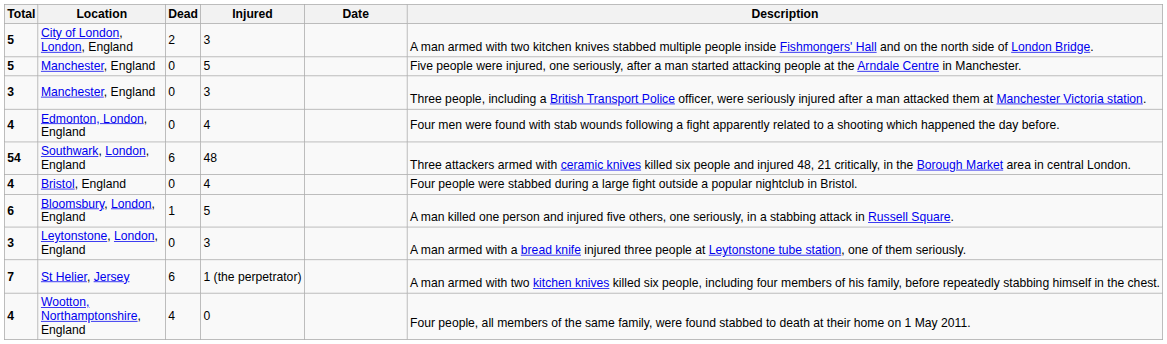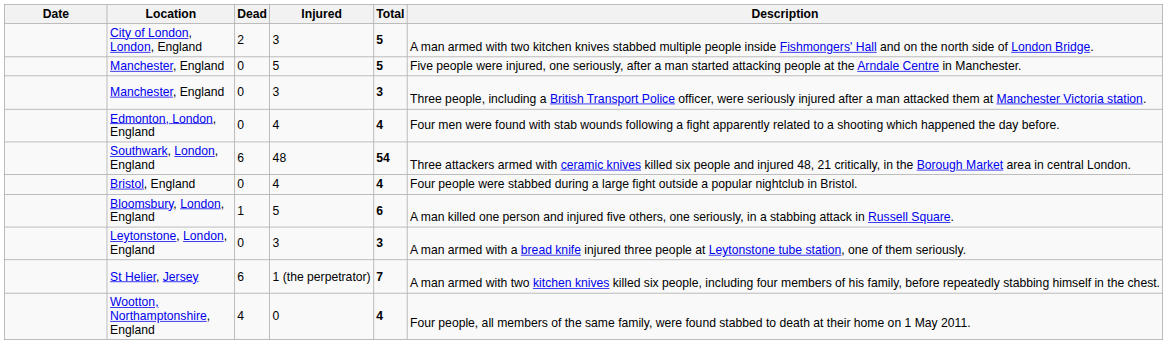columns swapped: (356, 14) <-> (21, 14)
